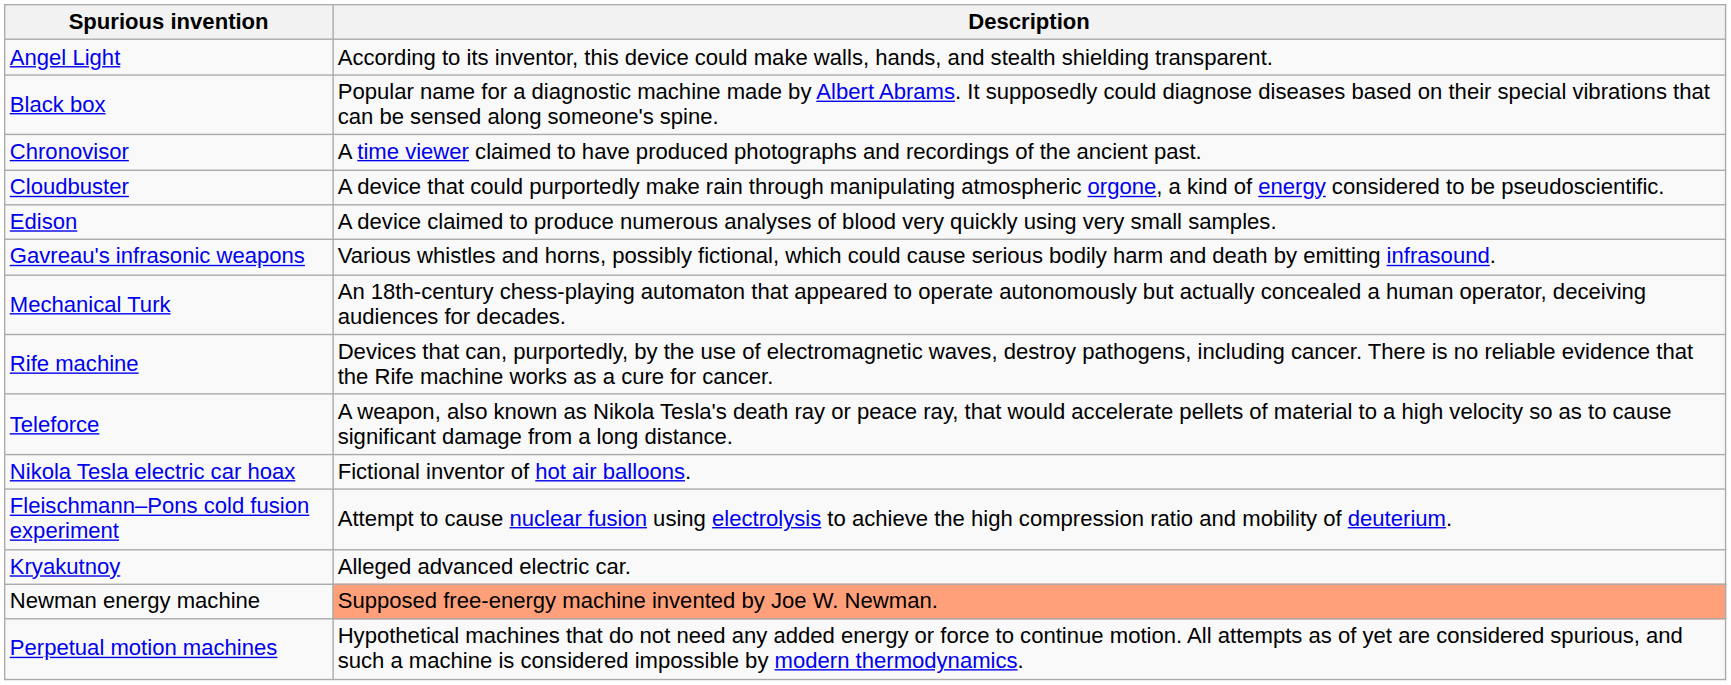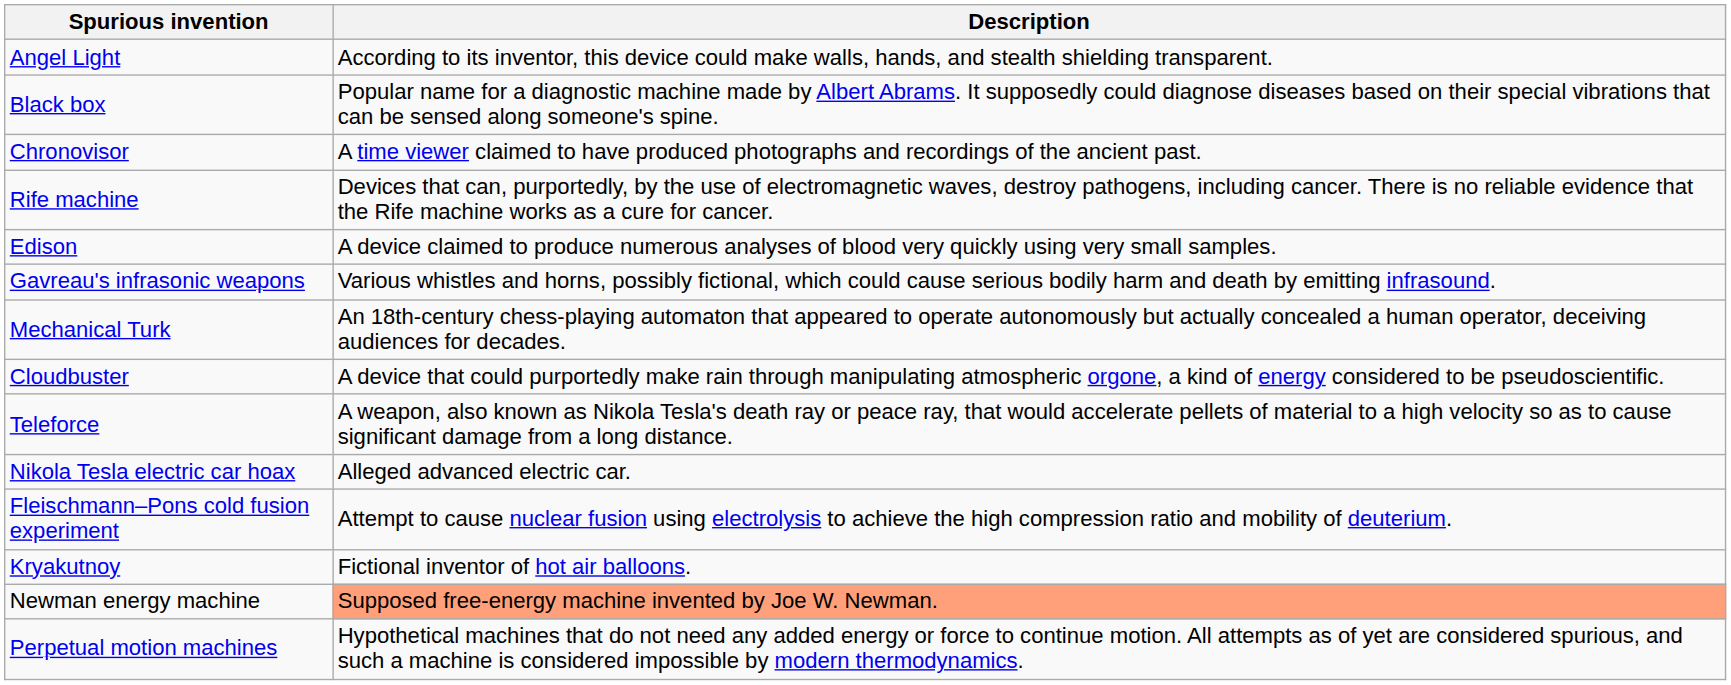rows swapped: (69, 186) <-> (74, 364)
(514, 471) Fictional inventor of hot air balloons. -> (484, 471) Alleged advanced electric car.
(484, 566) Alleged advanced electric car. -> (514, 566) Fictional inventor of hot air balloons.
